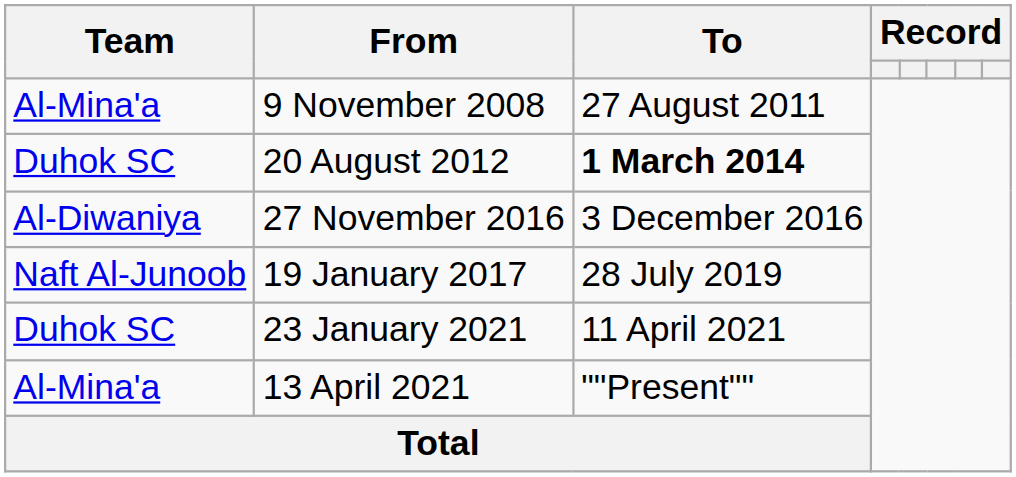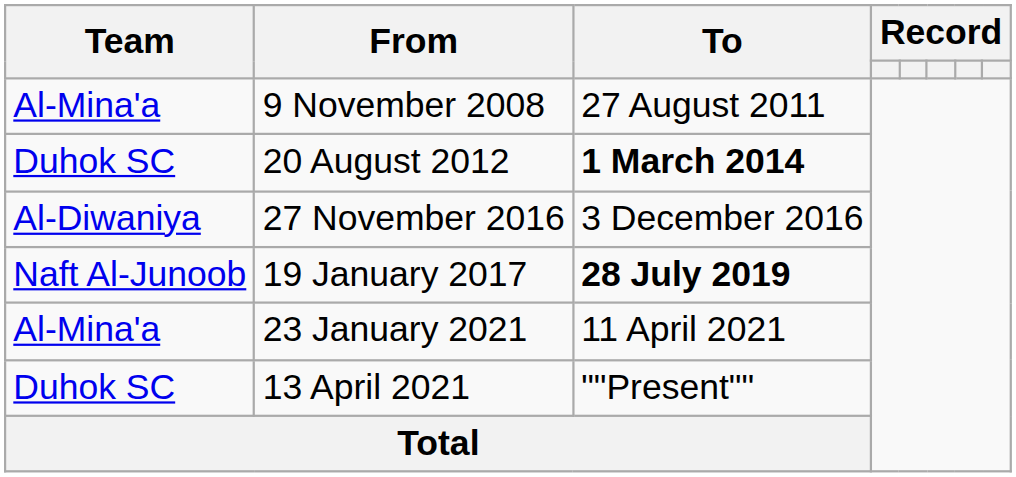(682, 274) normal -> (686, 274) bold
(94, 330) Duhok SC -> (87, 330) Al-Mina'a
(87, 387) Al-Mina'a -> (94, 387) Duhok SC
